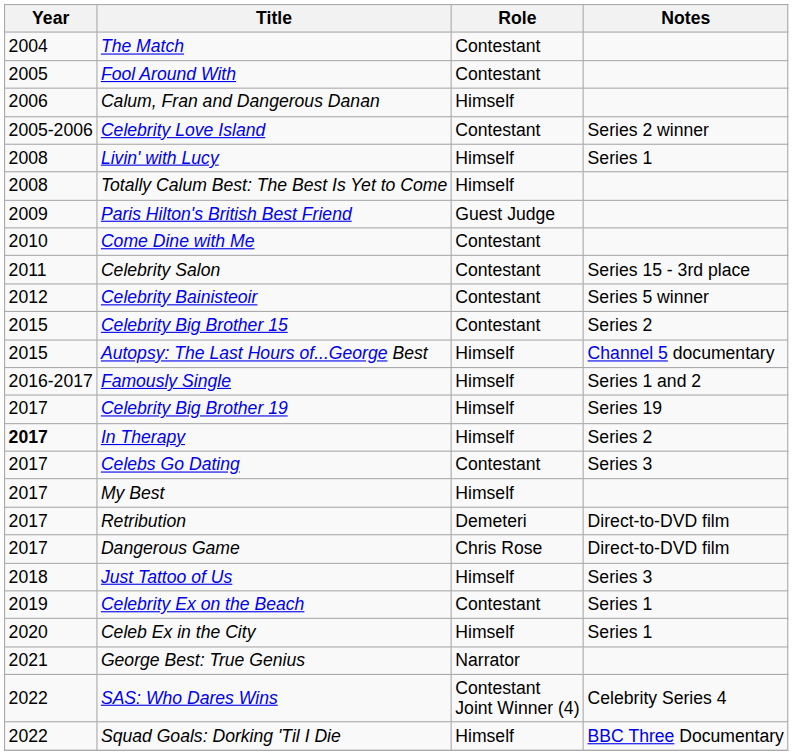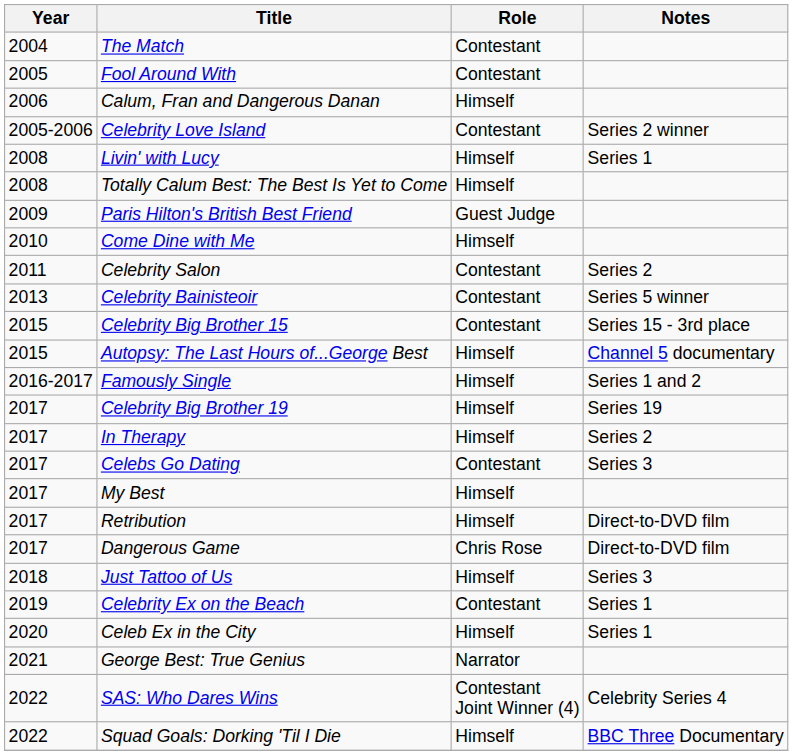(498, 241) Contestant -> (485, 241) Himself
(669, 269) Series 15 - 3rd place -> (620, 269) Series 2
(28, 297) 2012 -> (28, 297) 2013
(620, 325) Series 2 -> (669, 325) Series 15 - 3rd place
(28, 437) bold -> (28, 437) normal
(491, 520) Demeteri -> (485, 520) Himself
